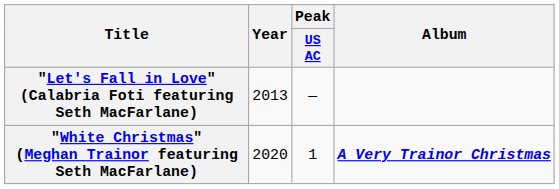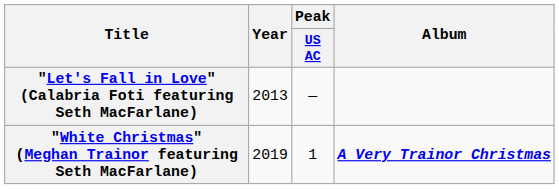(270, 155) 2020 -> (270, 155) 2019
